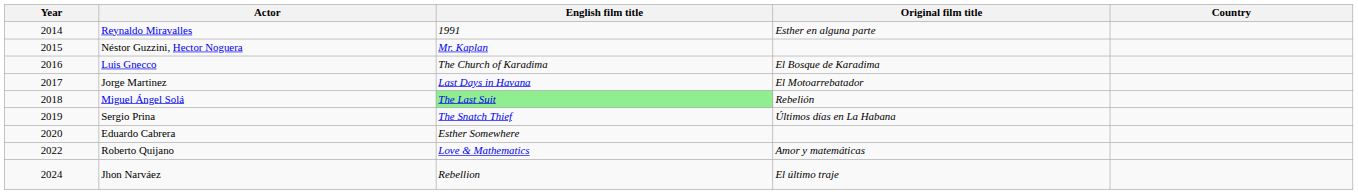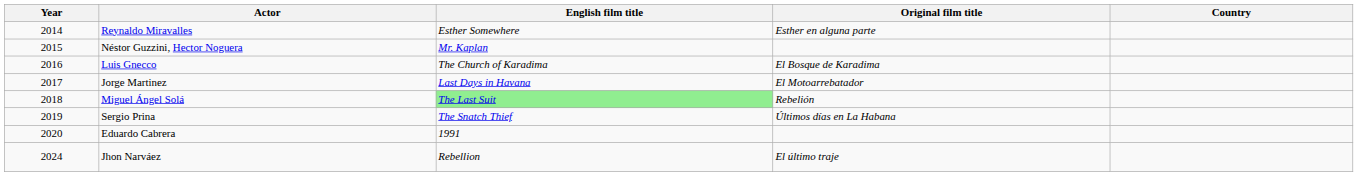(449, 30) 1991 -> (479, 30) Esther Somewhere
(479, 133) Esther Somewhere -> (449, 133) 1991
- row: (138, 151)
